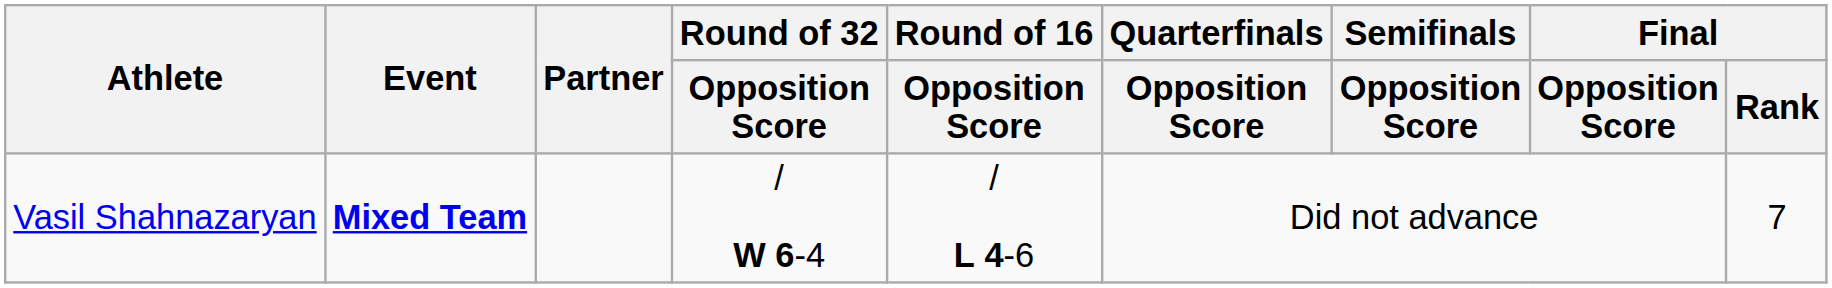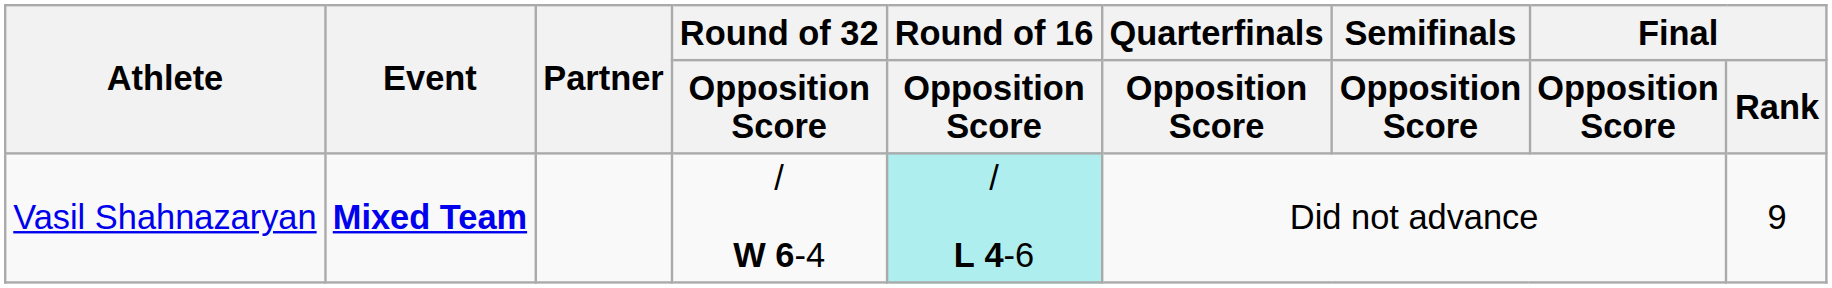(994, 218) no background -> (994, 218) paleturquoise background
(1777, 218) 7 -> (1777, 218) 9
